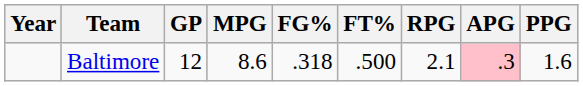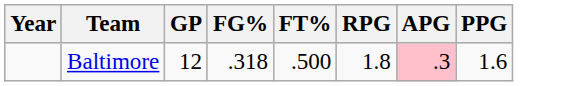- column: (240, 23)
(441, 61) 2.1 -> (376, 61) 1.8
